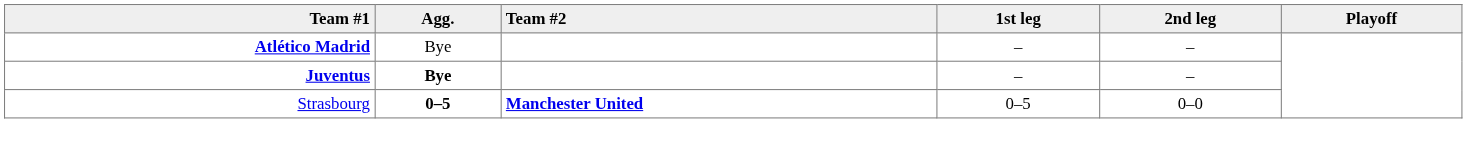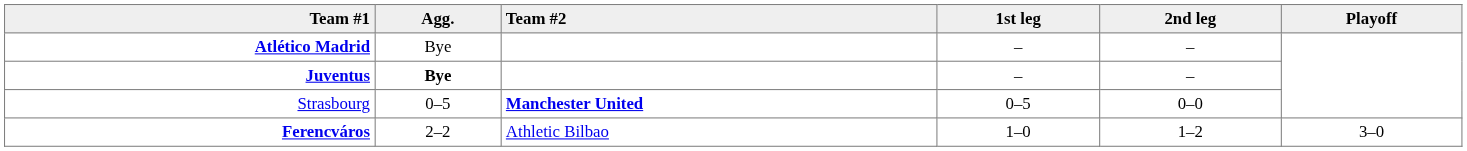(438, 103) bold -> (438, 103) normal
+ row: (326, 132)
